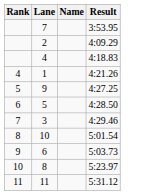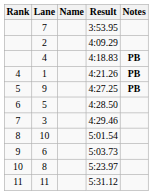+ column: (134, 12)
